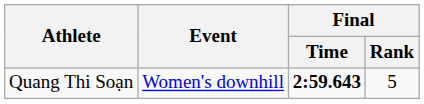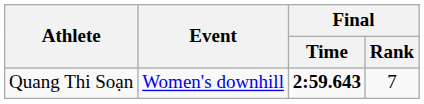(392, 83) 5 -> (392, 83) 7
